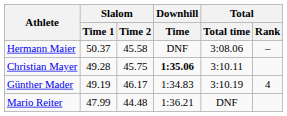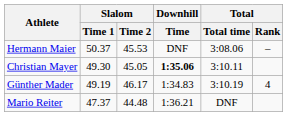(135, 49) 45.58 -> (135, 49) 45.53
(98, 67) 49.28 -> (98, 67) 49.30
(135, 67) 45.75 -> (135, 67) 45.05
(98, 102) 47.99 -> (98, 102) 47.37
